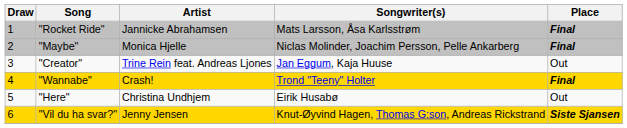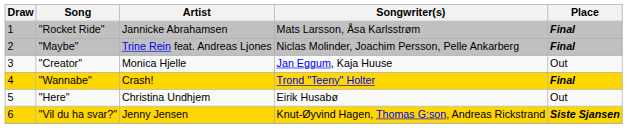(154, 47) Monica Hjelle -> (197, 47) Trine Rein feat. Andreas Ljones
(197, 64) Trine Rein feat. Andreas Ljones -> (154, 64) Monica Hjelle
